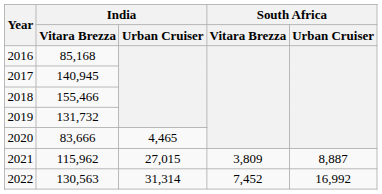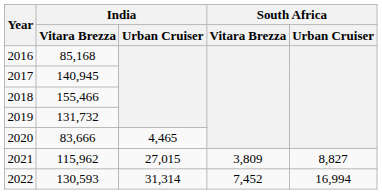(333, 158) 8,887 -> (333, 158) 8,827
(78, 179) 130,563 -> (78, 179) 130,593
(333, 179) 16,992 -> (333, 179) 16,994
